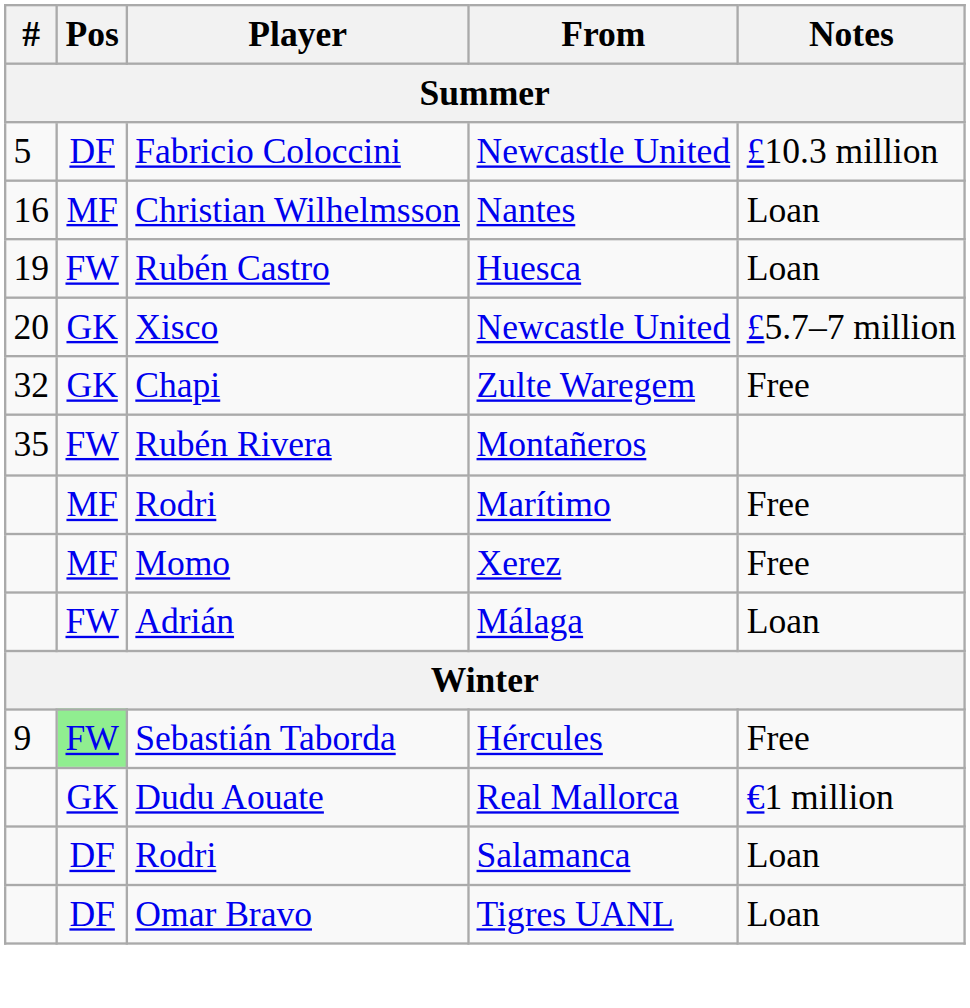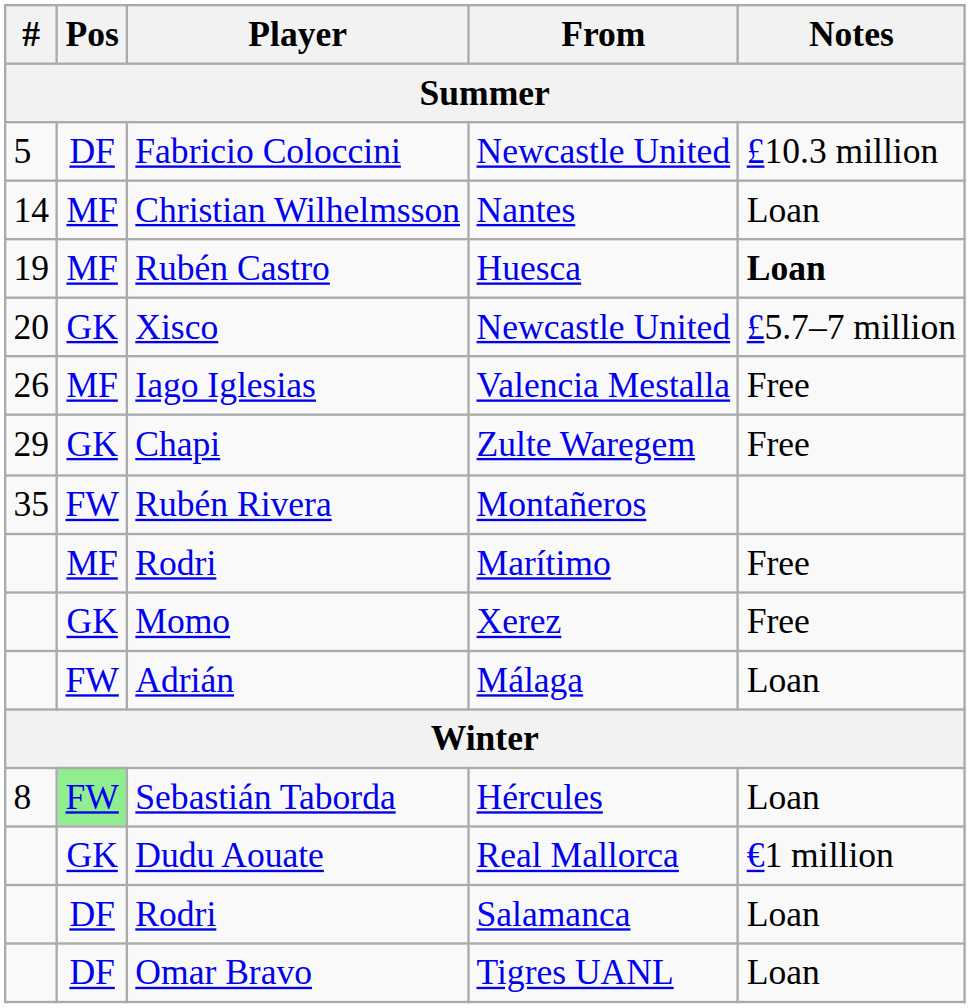(31, 209) 16 -> (31, 209) 14
(92, 268) FW -> (92, 268) MF
(783, 268) normal -> (786, 268) bold
+ row: (226, 385)
(31, 385) 32 -> (31, 444) 29
(92, 561) MF -> (92, 620) GK
(22, 737) 9 -> (22, 796) 8
(778, 737) Free -> (783, 796) Loan
